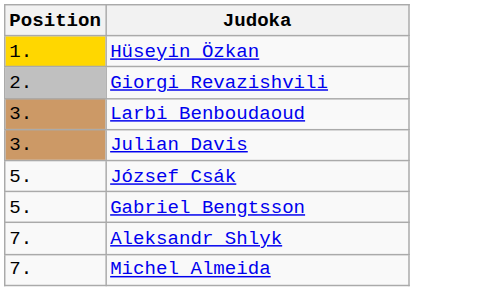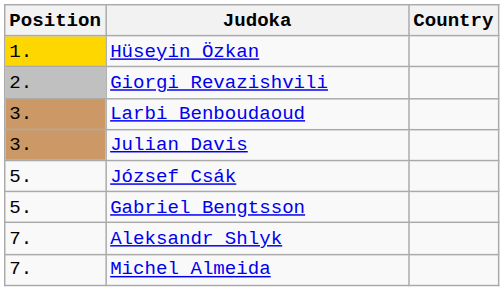+ column: (453, 20)
